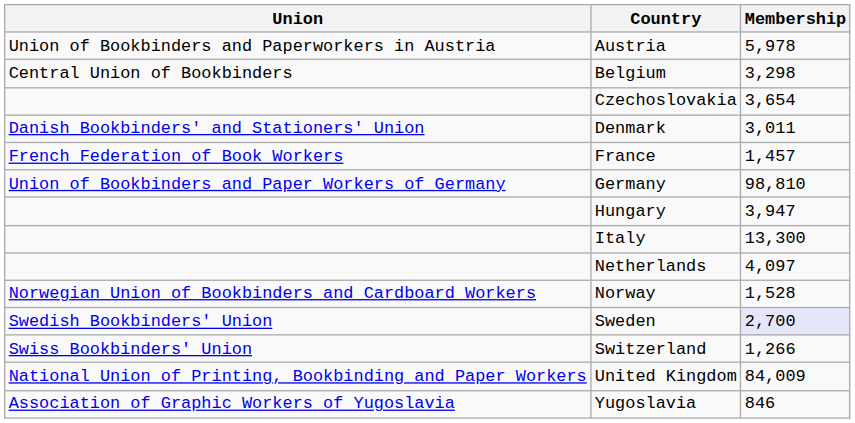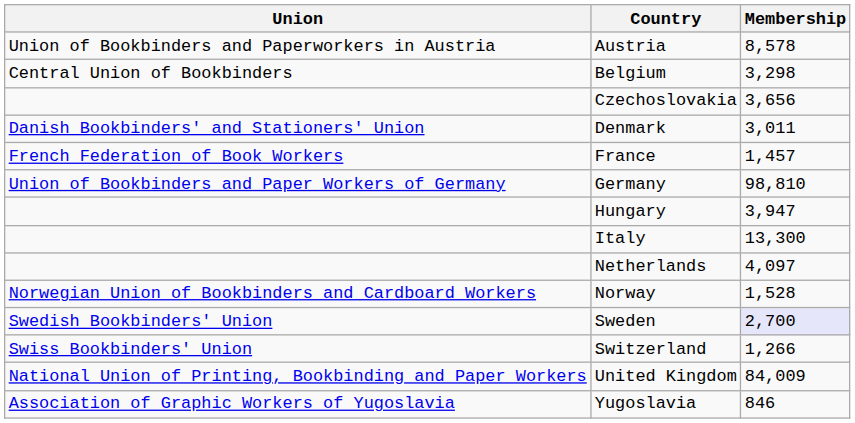(770, 46) 5,978 -> (770, 46) 8,578
(770, 101) 3,654 -> (770, 101) 3,656
